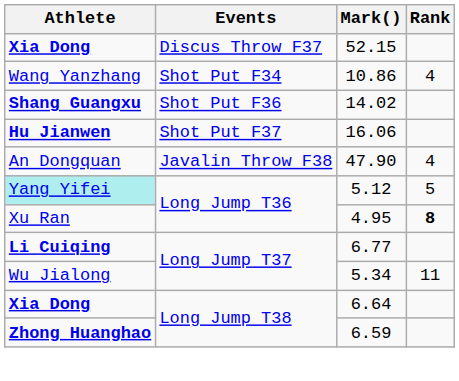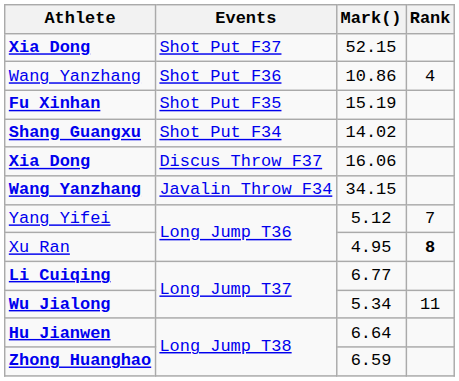(241, 47) Discus Throw F37 -> (220, 47) Shot Put F37
(220, 76) Shot Put F34 -> (220, 76) Shot Put F36
+ row: (371, 104)
(220, 104) Shot Put F36 -> (220, 133) Shot Put F34
(60, 133) Hu Jianwen -> (50, 161) Xia Dong
(220, 133) Shot Put F37 -> (241, 161) Discus Throw F37
+ row: (371, 190)
- row: (371, 161)
(60, 190) paleturquoise background -> (60, 218) no background
(430, 190) 5 -> (430, 218) 7
(60, 275) normal -> (60, 304) bold
(50, 304) Xia Dong -> (60, 332) Hu Jianwen
